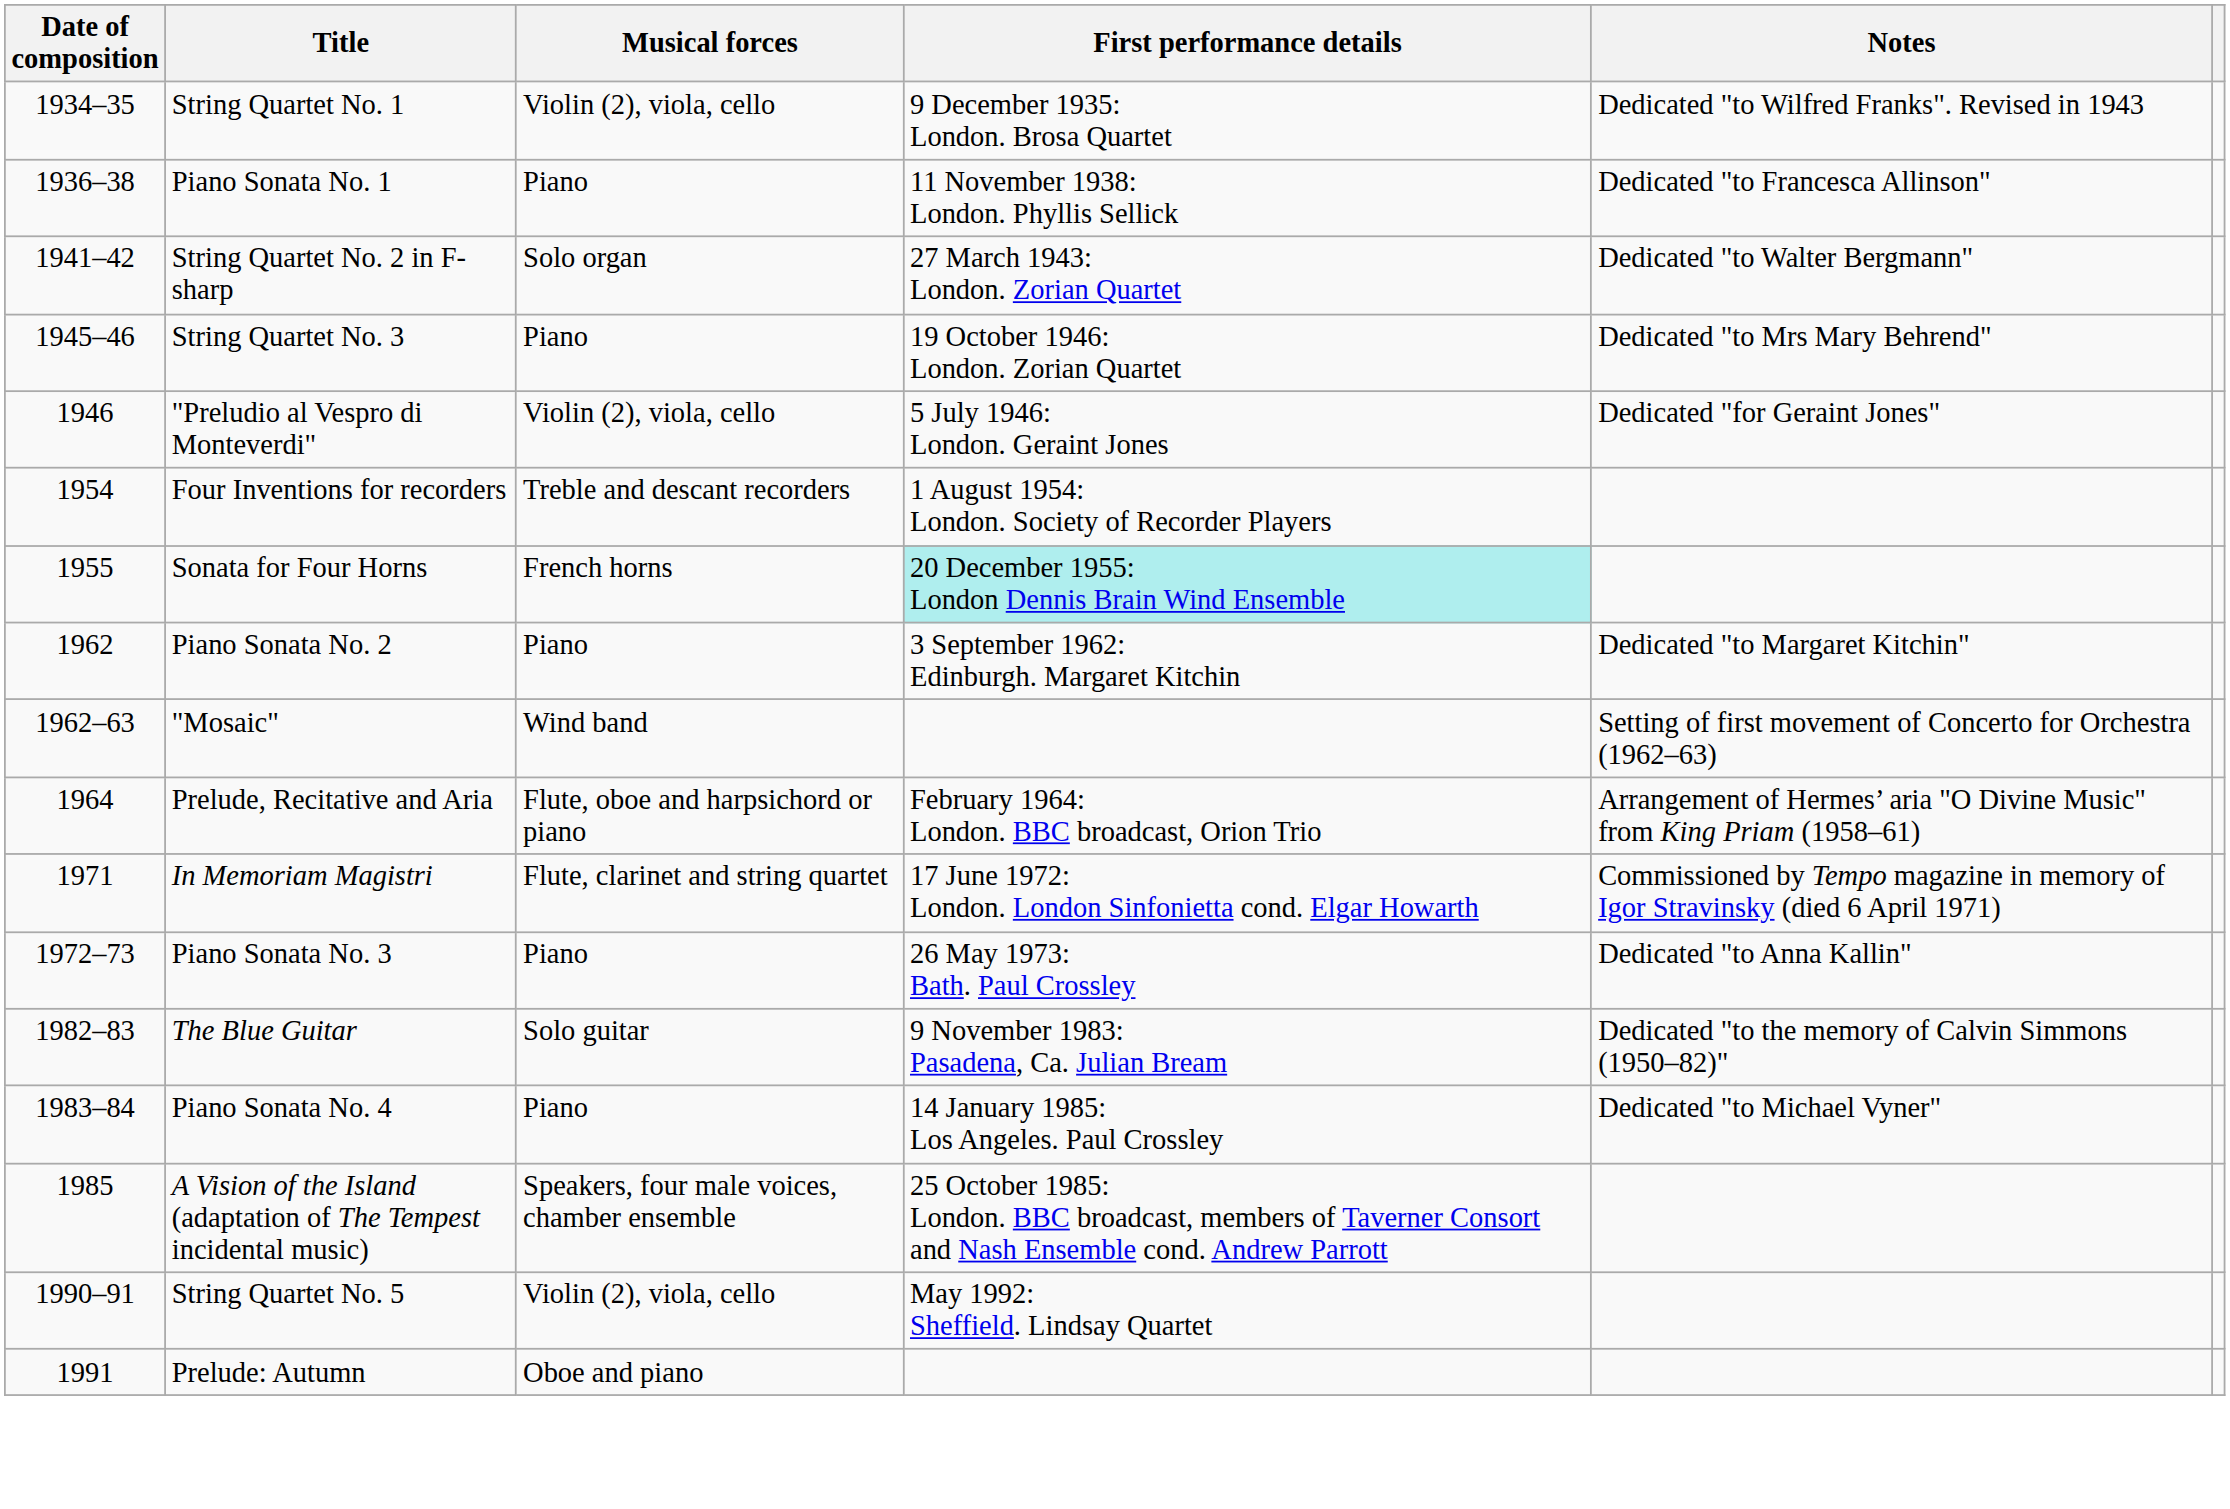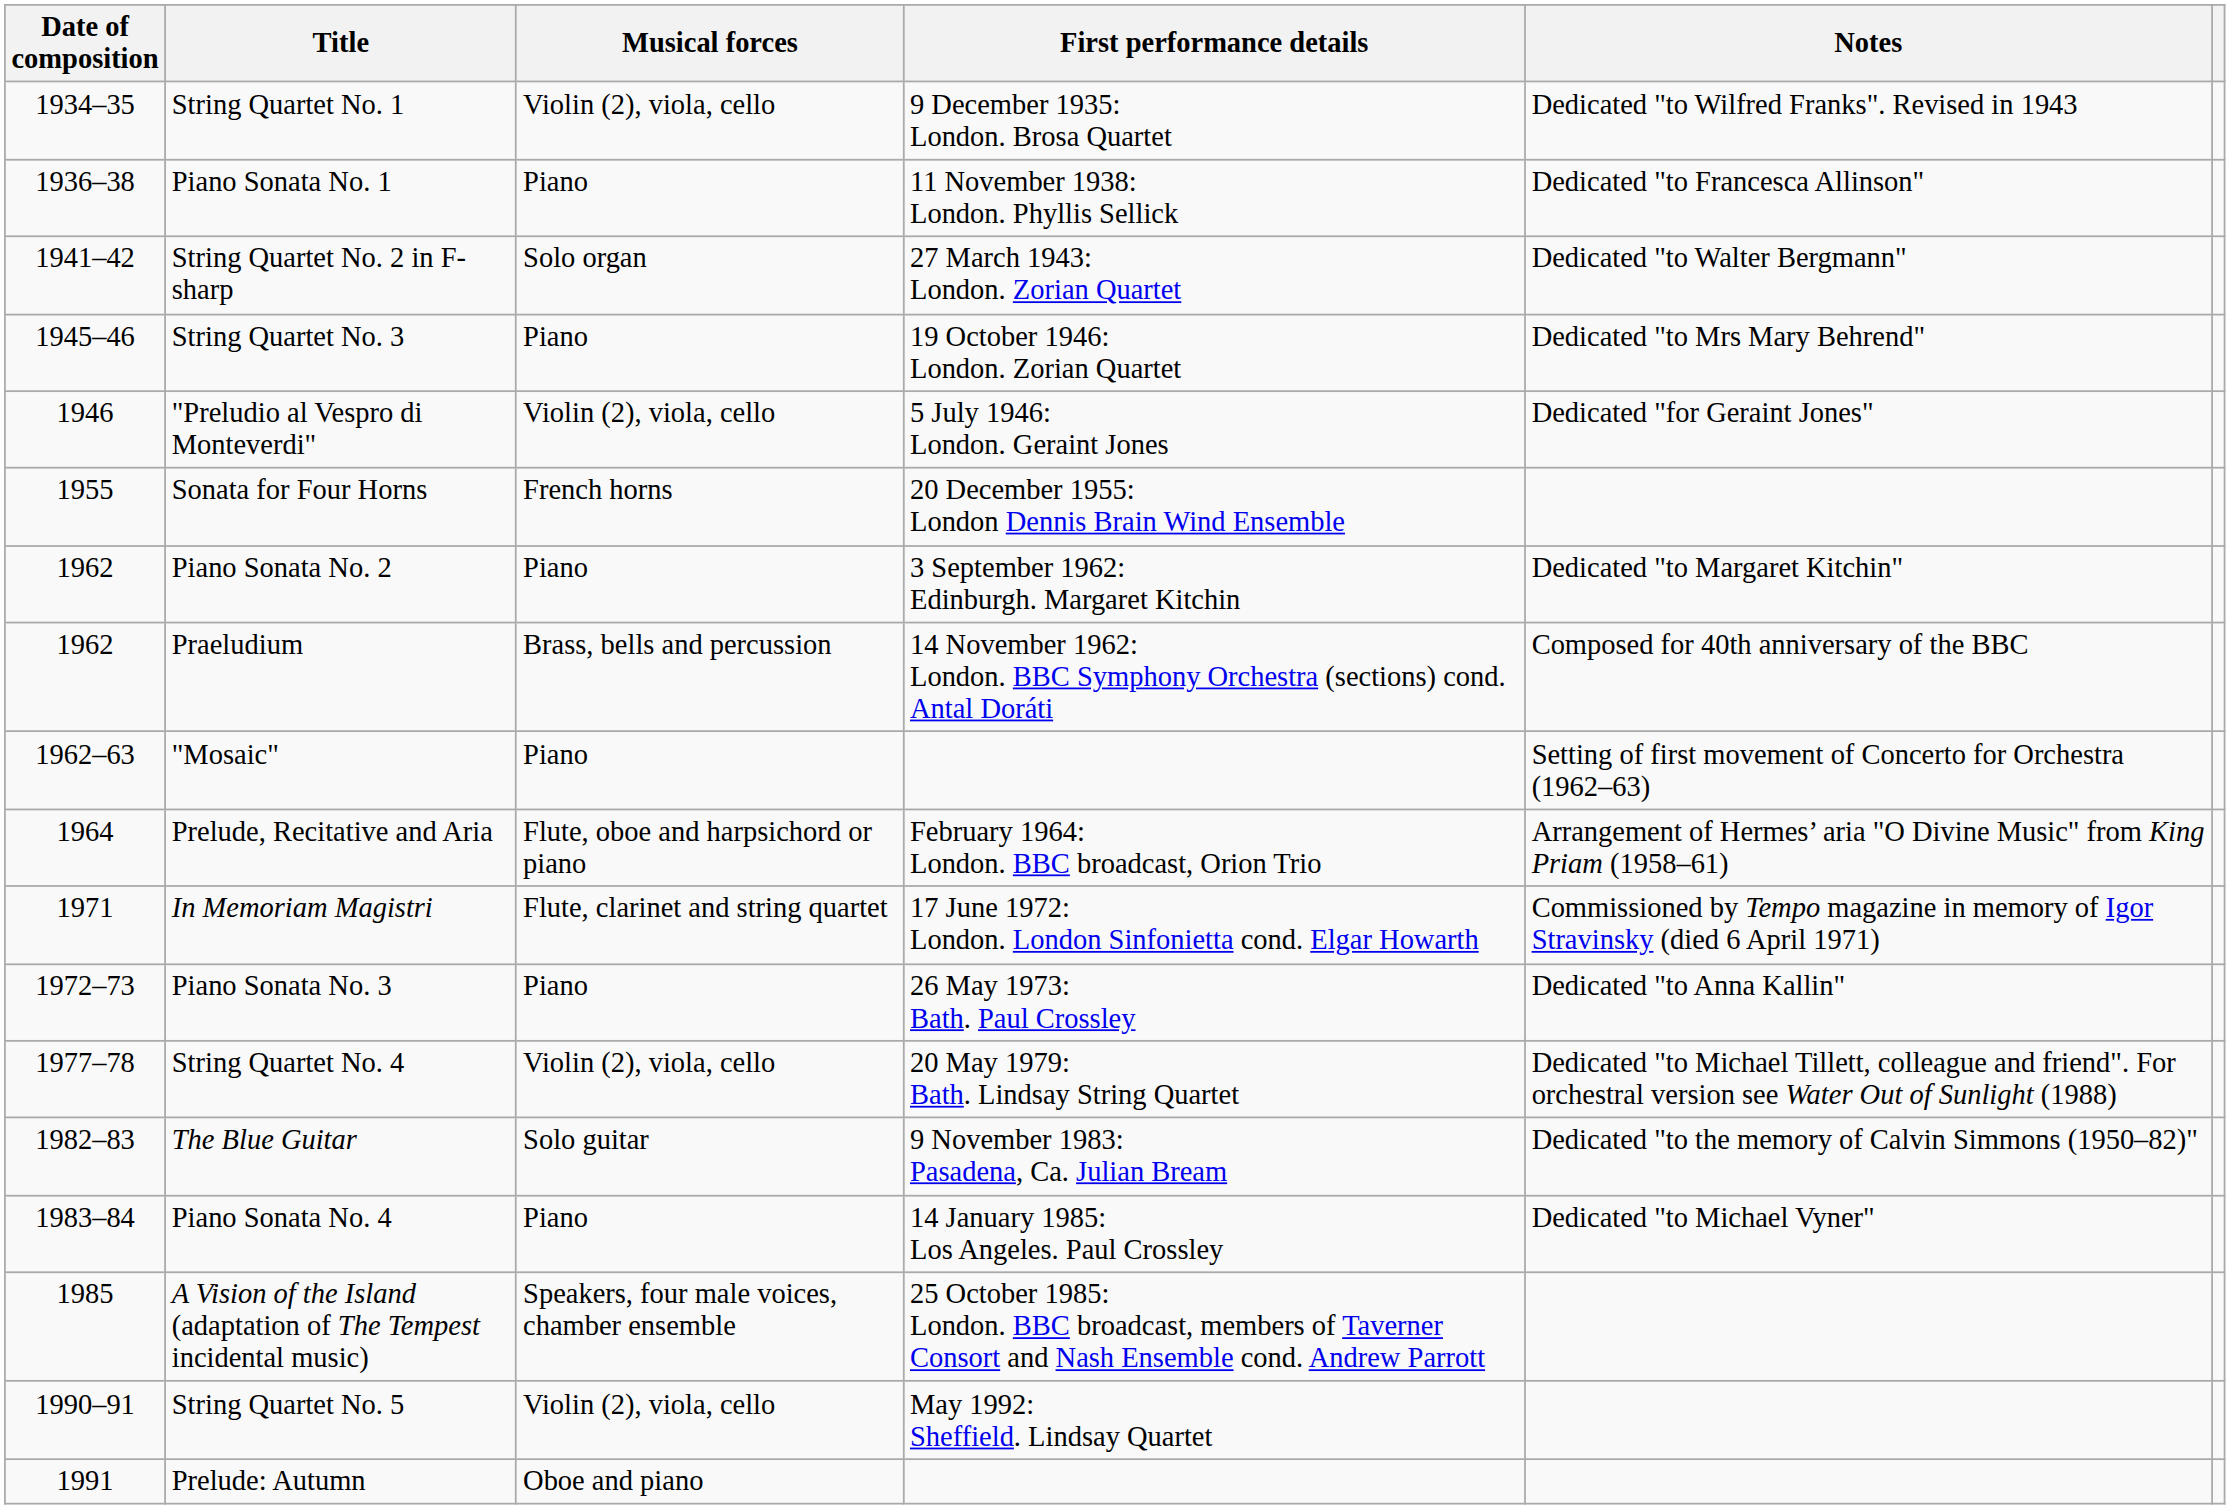- row: (339, 490)
(1127, 583) paleturquoise background -> (1127, 506) no background
+ row: (237, 644)
(585, 721) Wind band -> (556, 753) Piano
+ row: (288, 1062)
